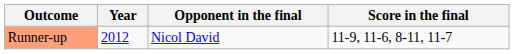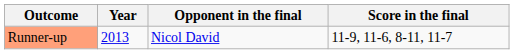(115, 37) 2012 -> (115, 37) 2013
